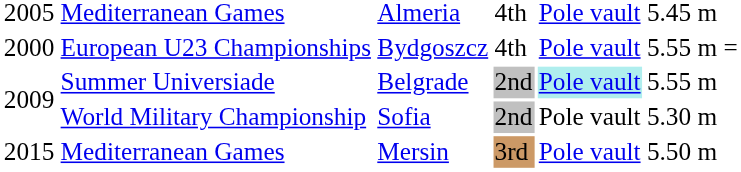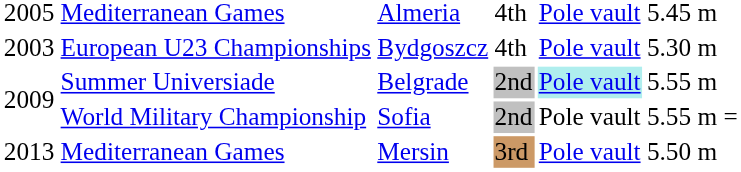(29, 47) 2000 -> (29, 47) 2003
(692, 47) 5.55 m = -> (682, 47) 5.30 m
(682, 116) 5.30 m -> (692, 116) 5.55 m =
(29, 151) 2015 -> (29, 151) 2013
